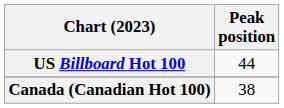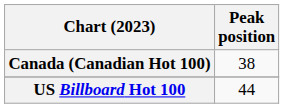rows swapped: (109, 90) <-> (109, 63)
